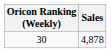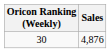(92, 39) 4,878 -> (92, 39) 4,876
